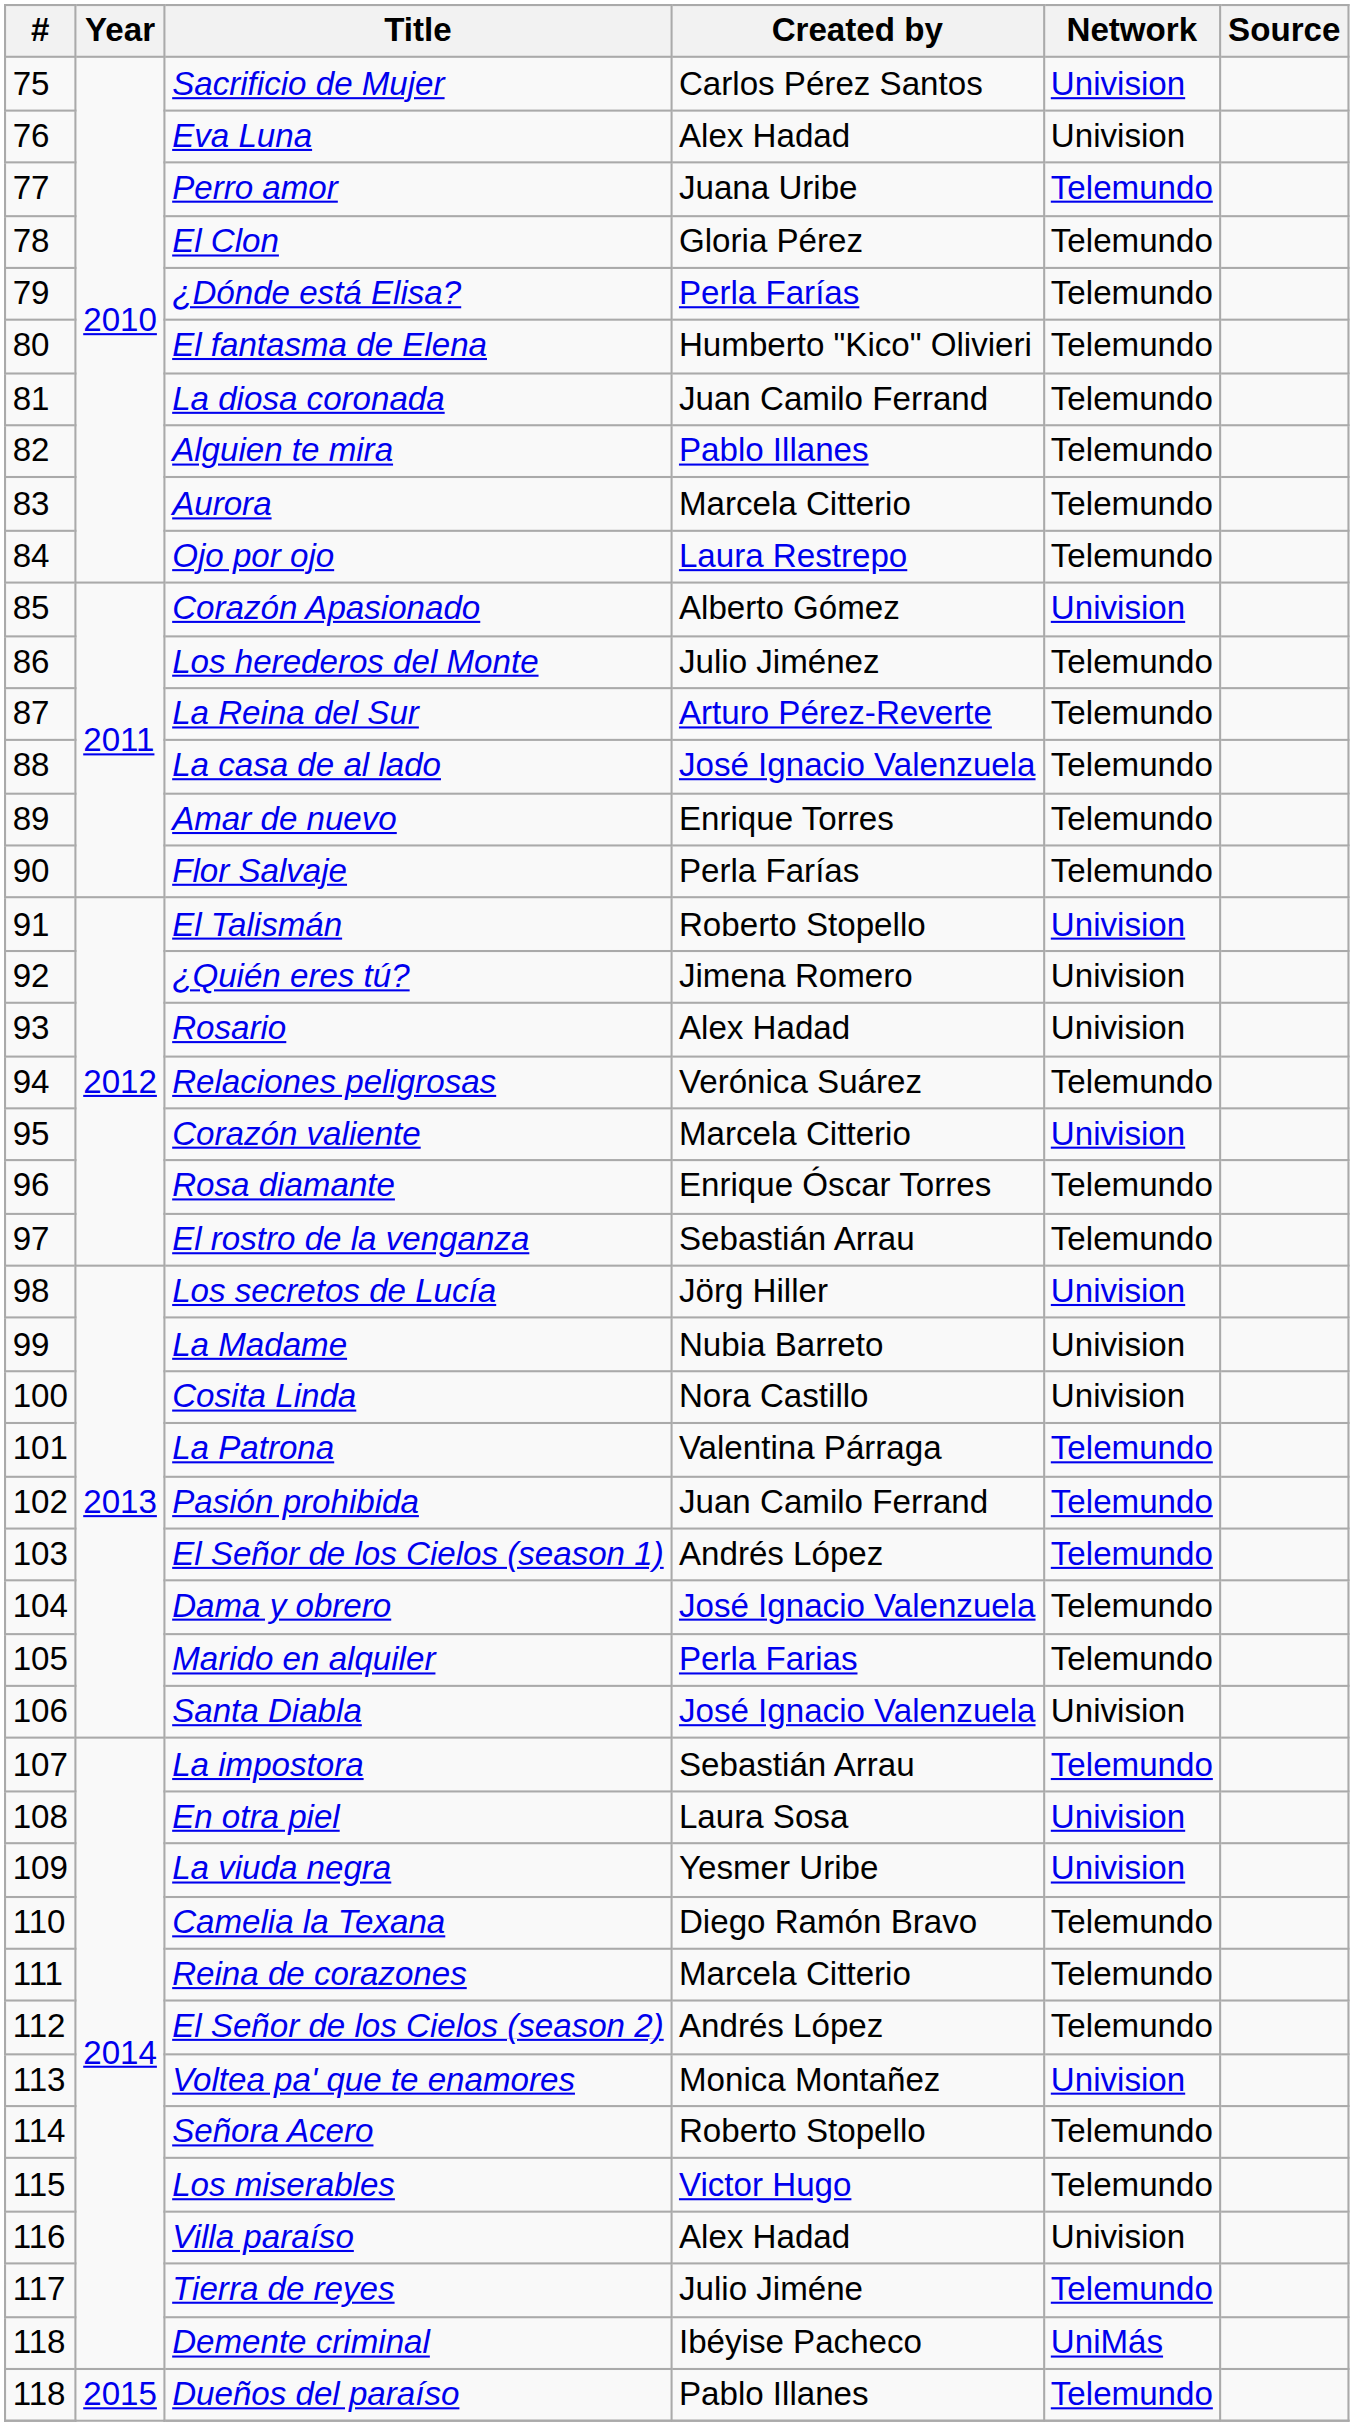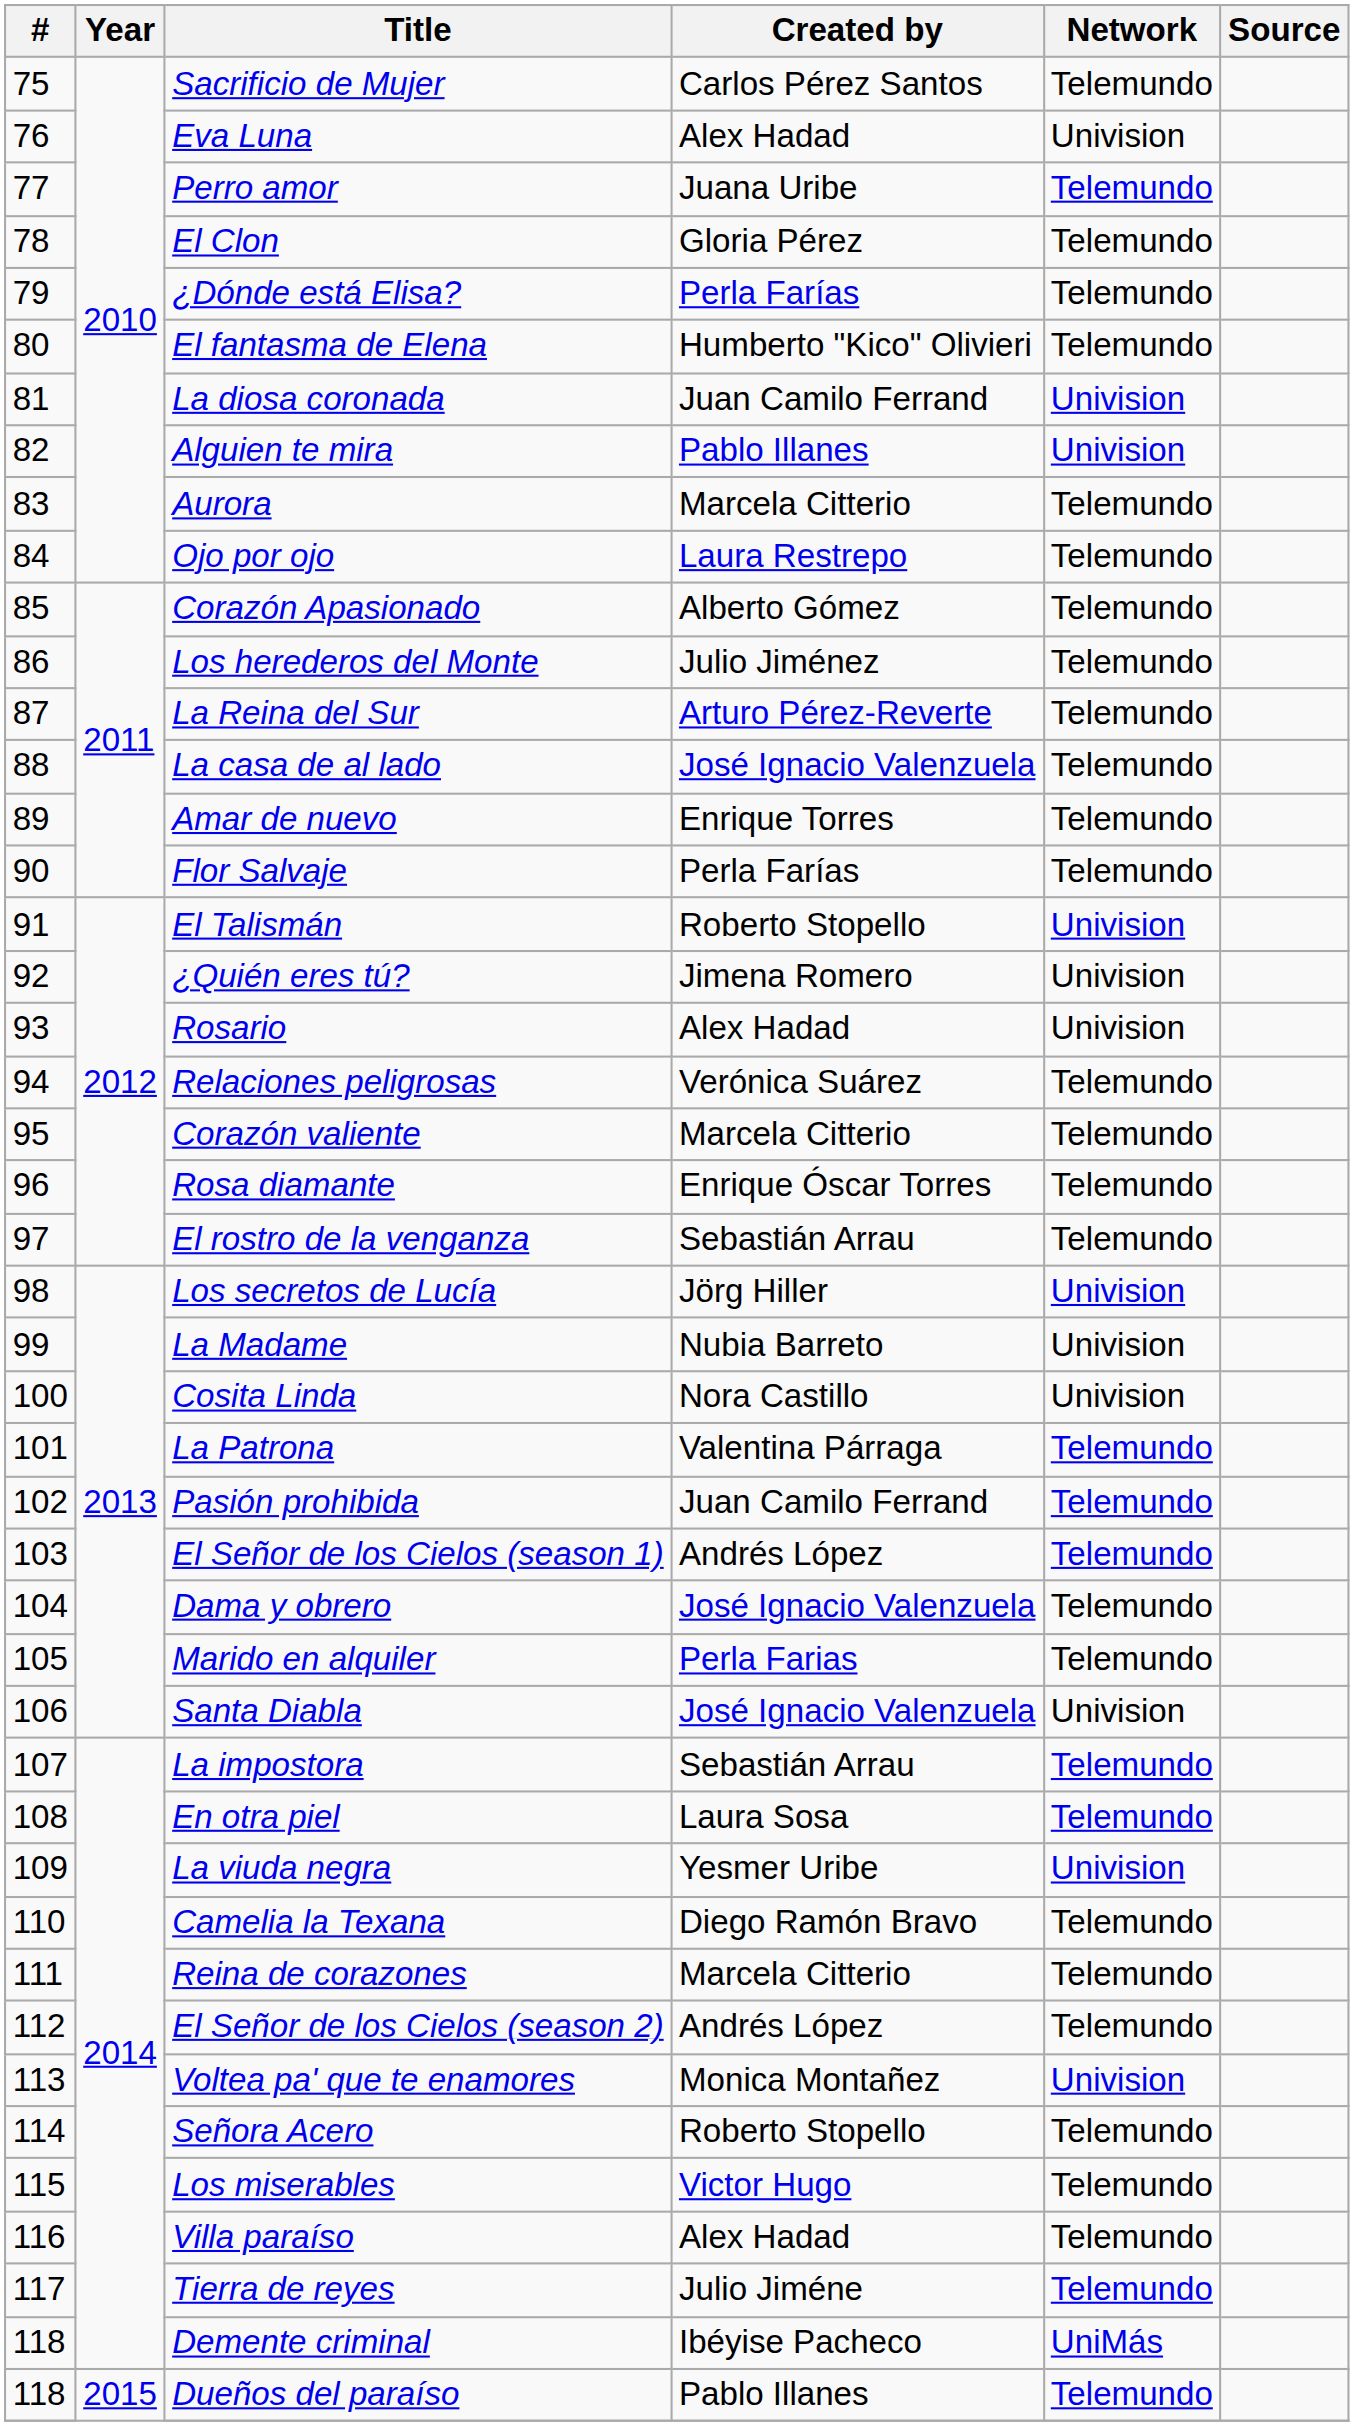(1118, 83) Univision -> (1132, 83) Telemundo
(1132, 398) Telemundo -> (1118, 398) Univision
(1132, 450) Telemundo -> (1118, 450) Univision
(1118, 608) Univision -> (1132, 608) Telemundo
(1118, 1133) Univision -> (1132, 1133) Telemundo
(1118, 1816) Univision -> (1132, 1816) Telemundo
(1118, 2236) Univision -> (1132, 2236) Telemundo
